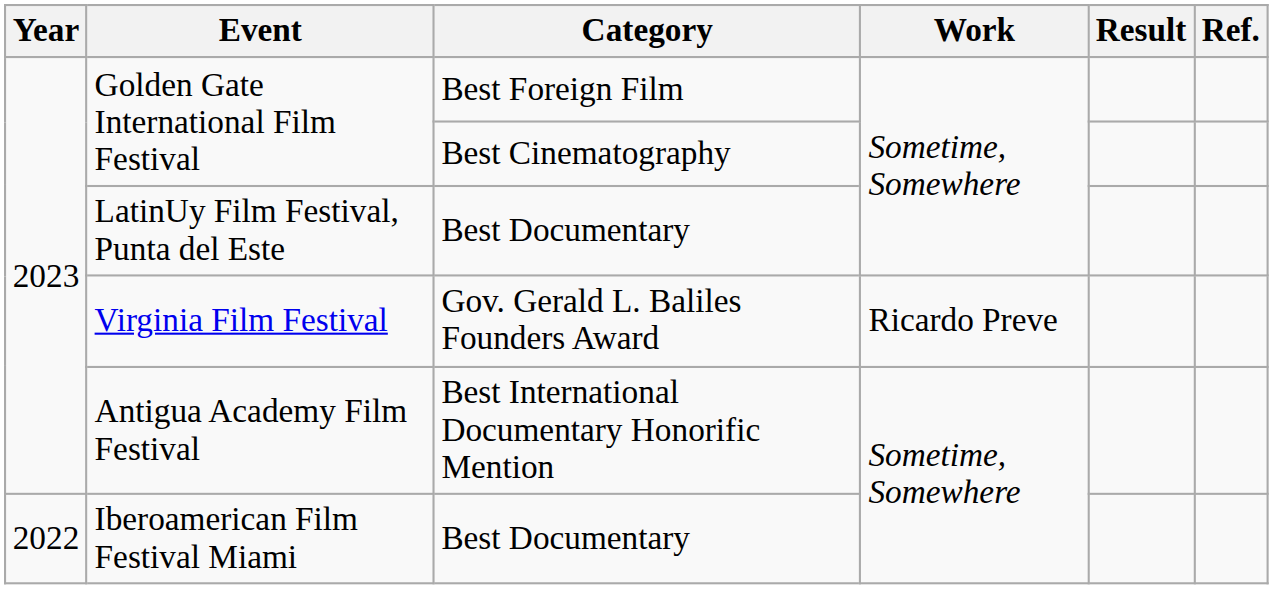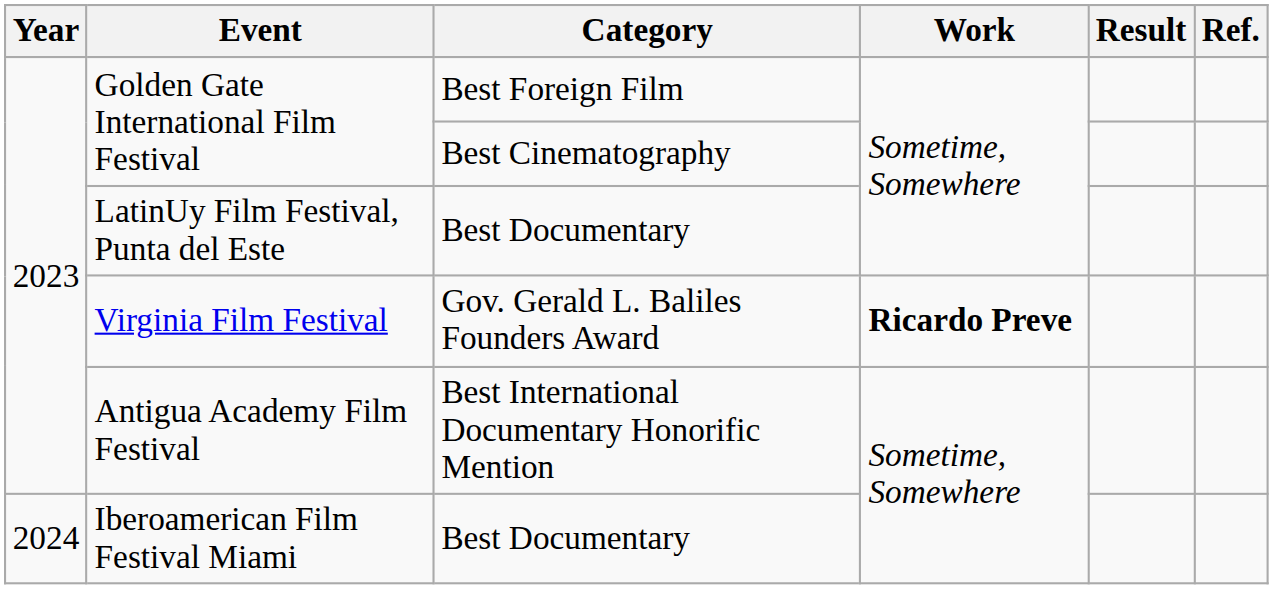(963, 320) normal -> (970, 320) bold
(46, 538) 2022 -> (46, 538) 2024
